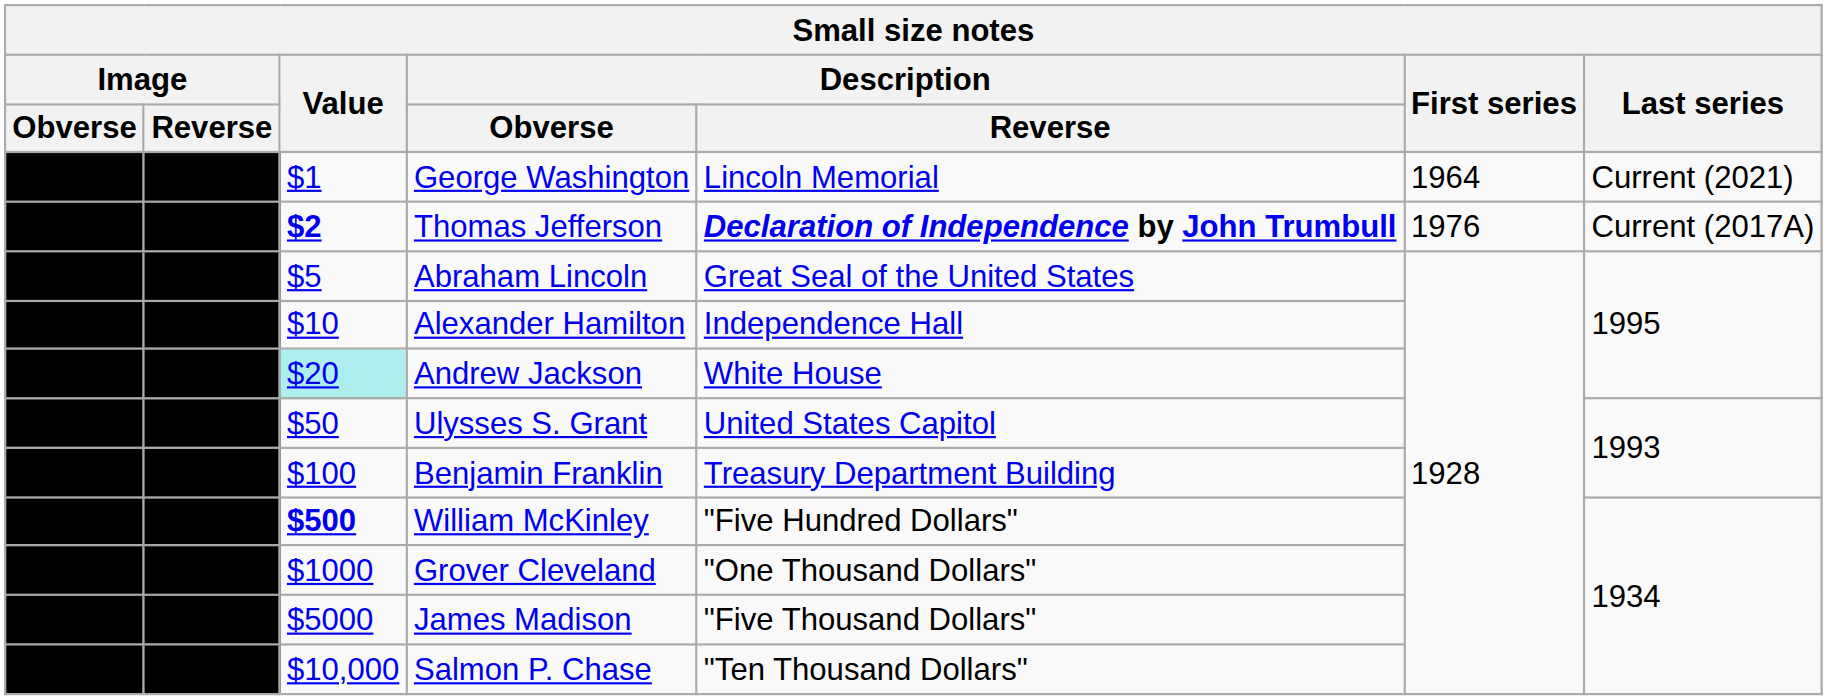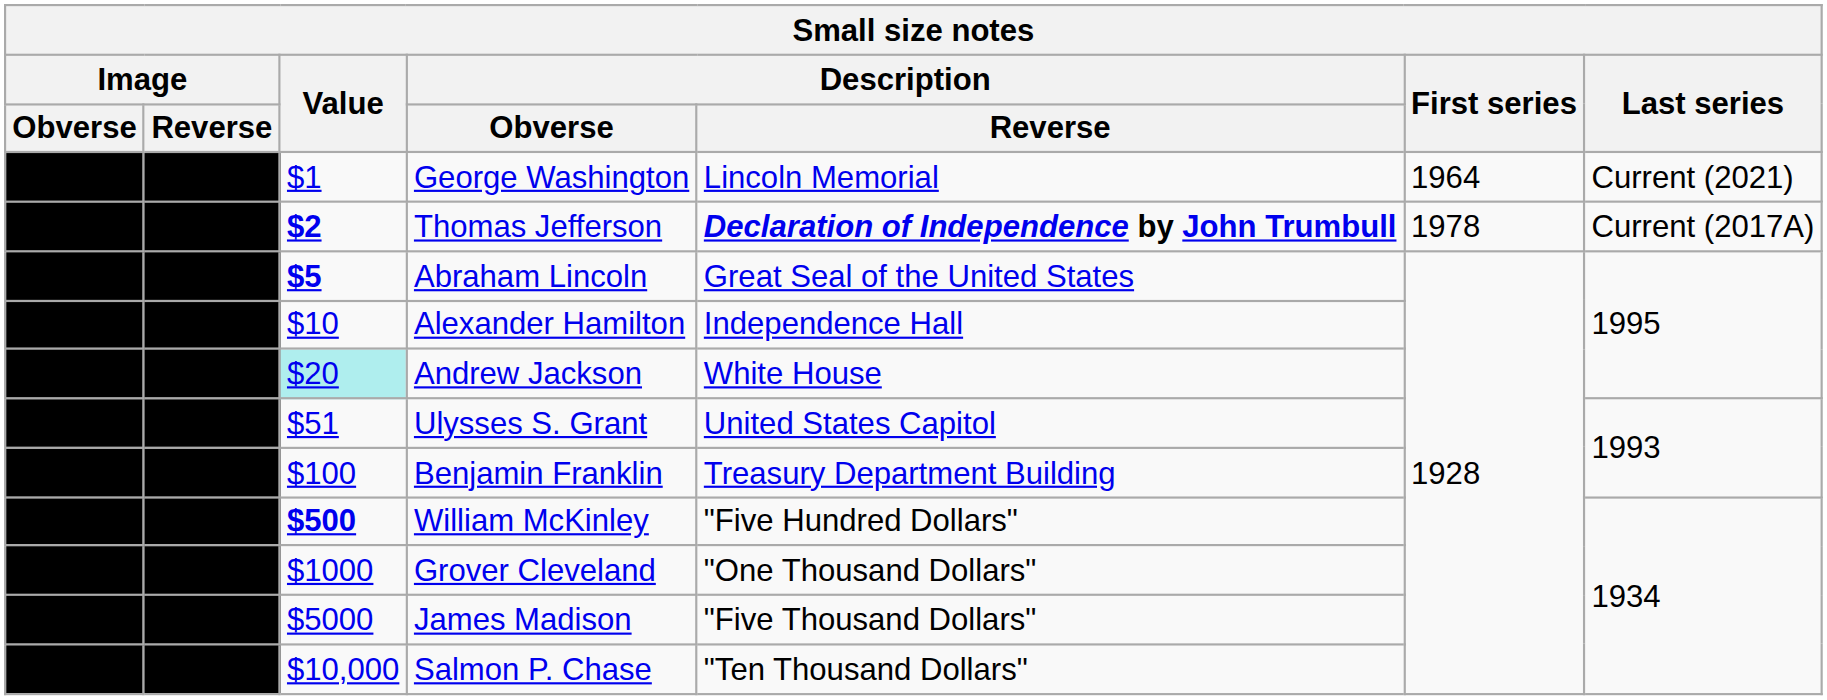(1446, 227) 1976 -> (1446, 227) 1978
(304, 276) normal -> (304, 276) bold
(313, 423) $50 -> (313, 423) $51
